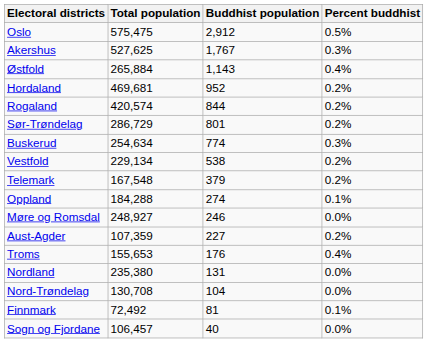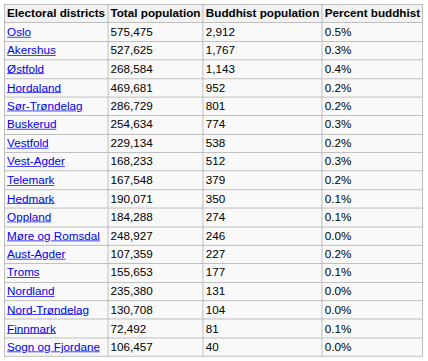(132, 69) 265,884 -> (132, 69) 268,584
- row: (32, 106)
+ row: (36, 161)
+ row: (31, 198)
(216, 254) 176 -> (216, 273) 177
(338, 254) 0.4% -> (338, 273) 0.1%
